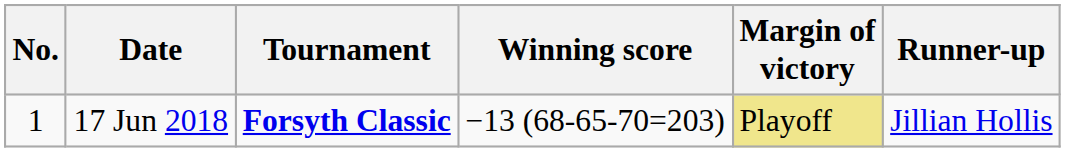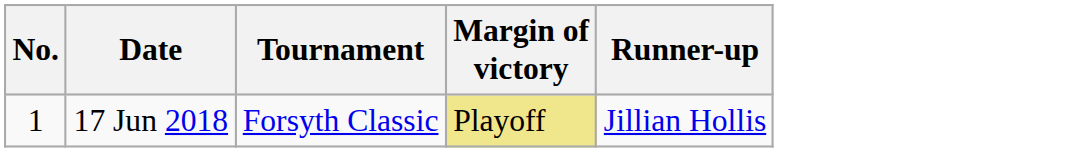- column: (595, 49)
(347, 120) bold -> (341, 120) normal
